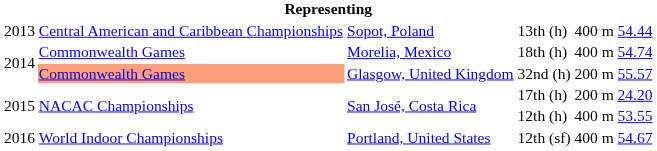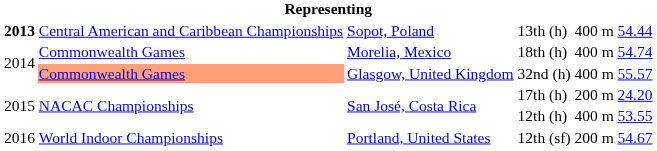(19, 30) normal -> (19, 30) bold
(594, 73) 200 m -> (594, 73) 400 m
(594, 137) 400 m -> (594, 137) 200 m
